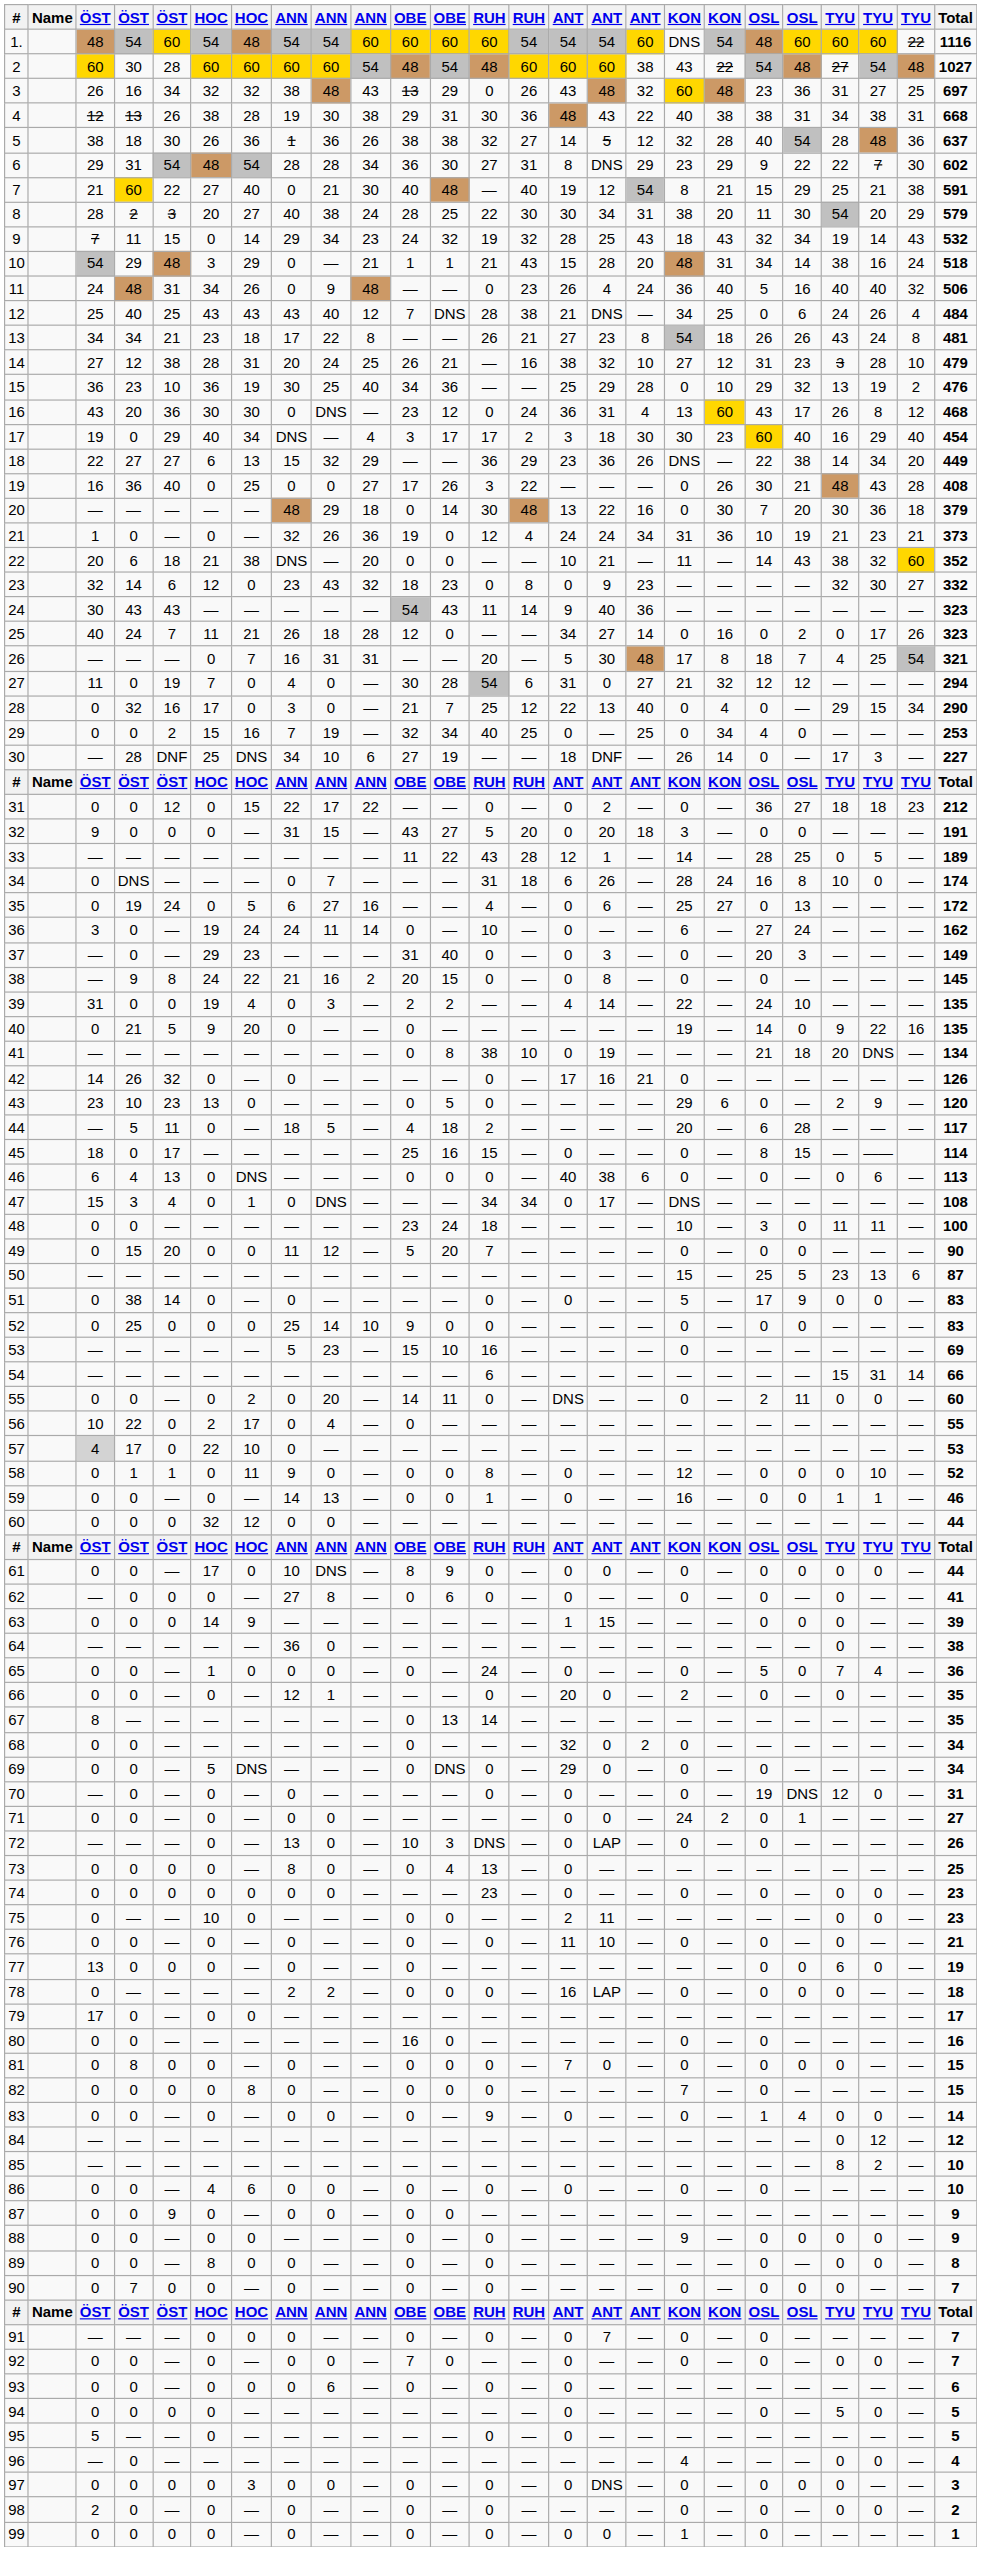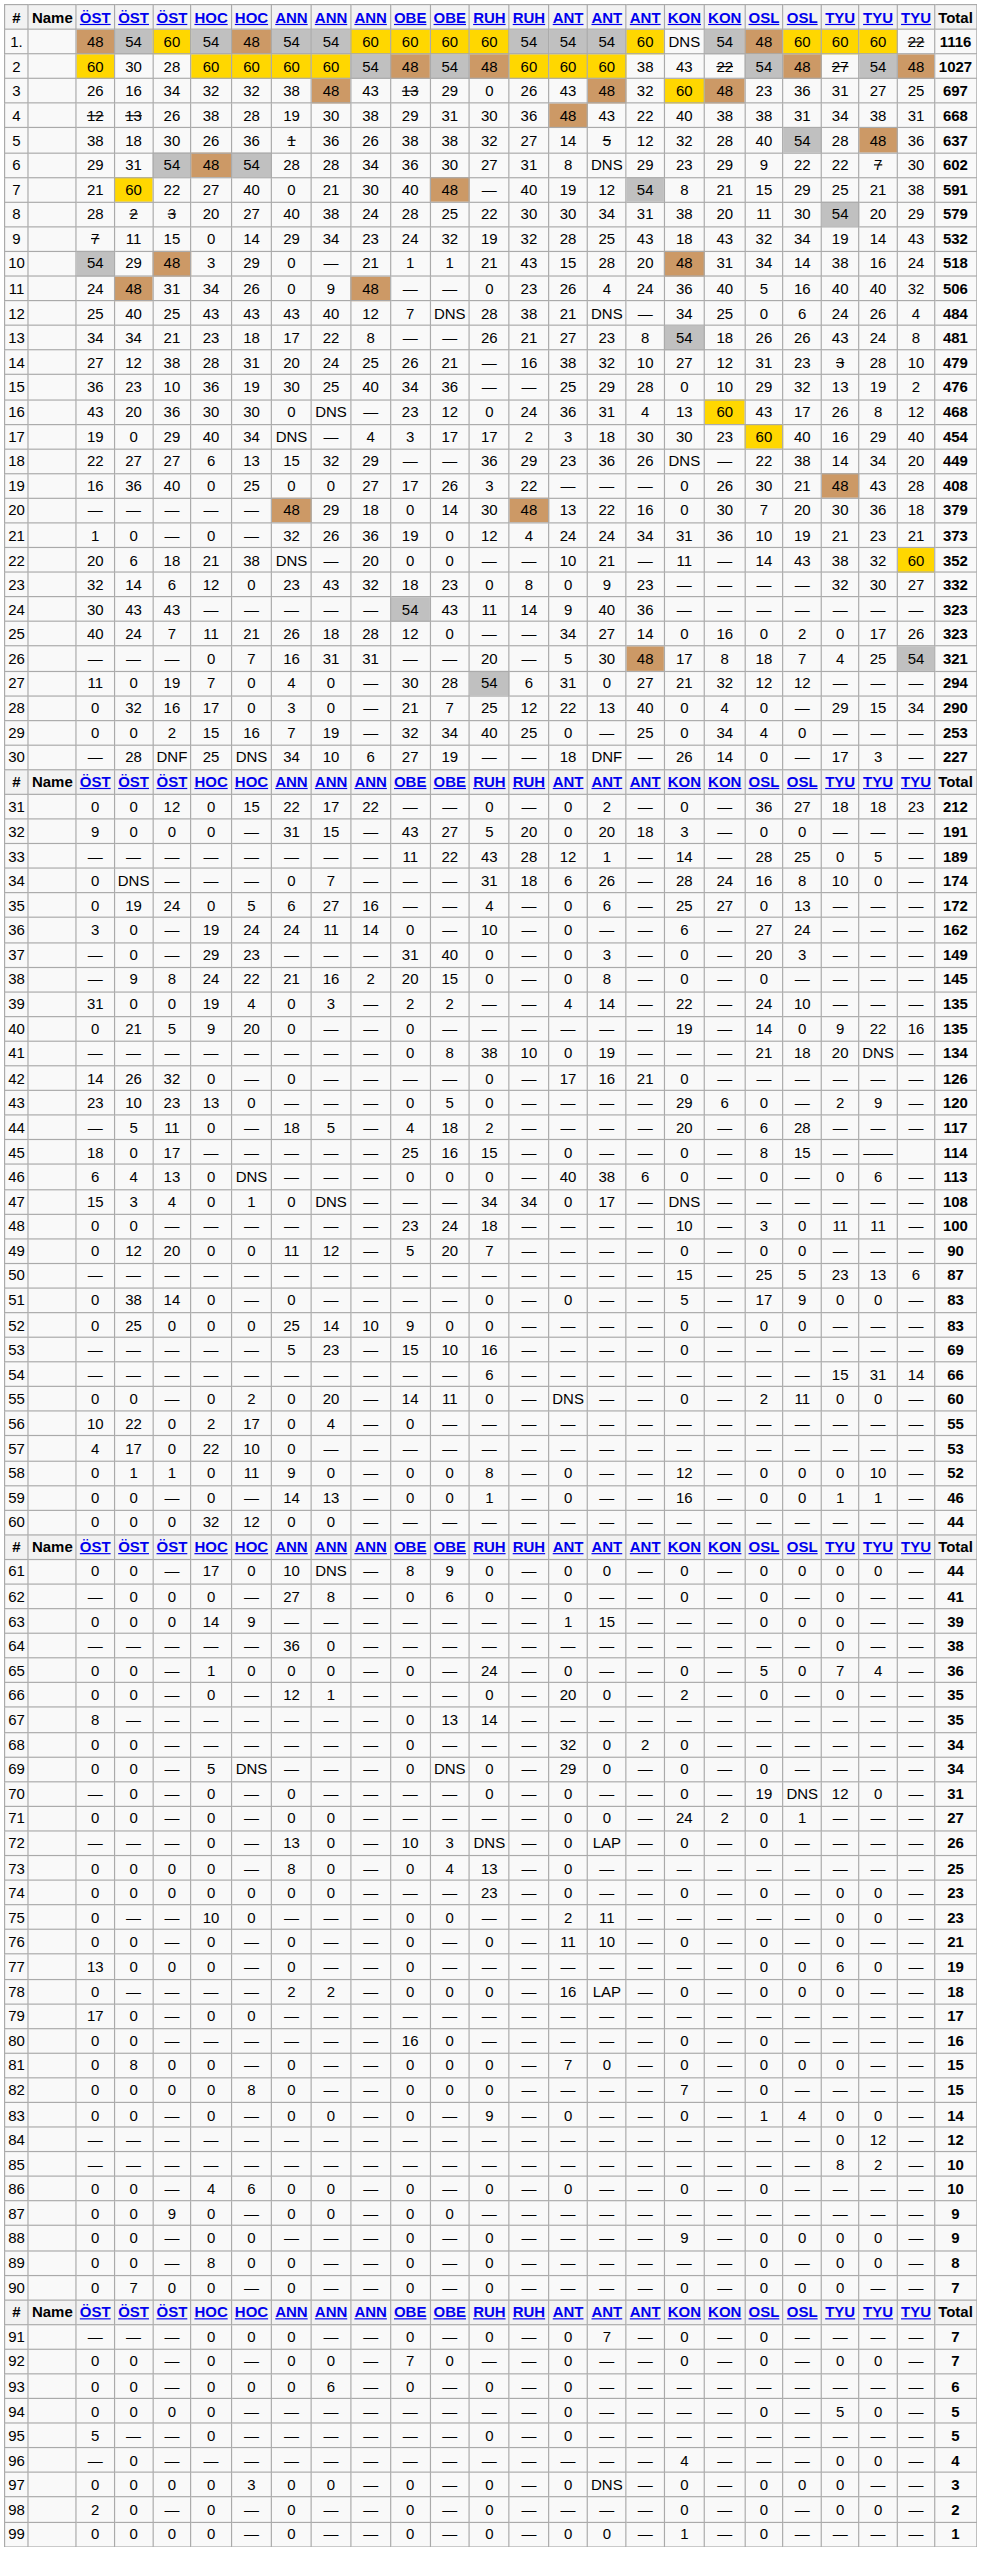(134, 1251) 15 -> (134, 1251) 12
(95, 1448) lightgrey background -> (95, 1448) no background
